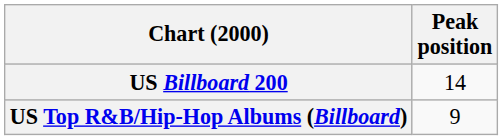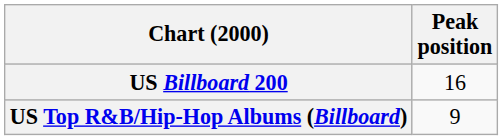(455, 81) 14 -> (455, 81) 16
